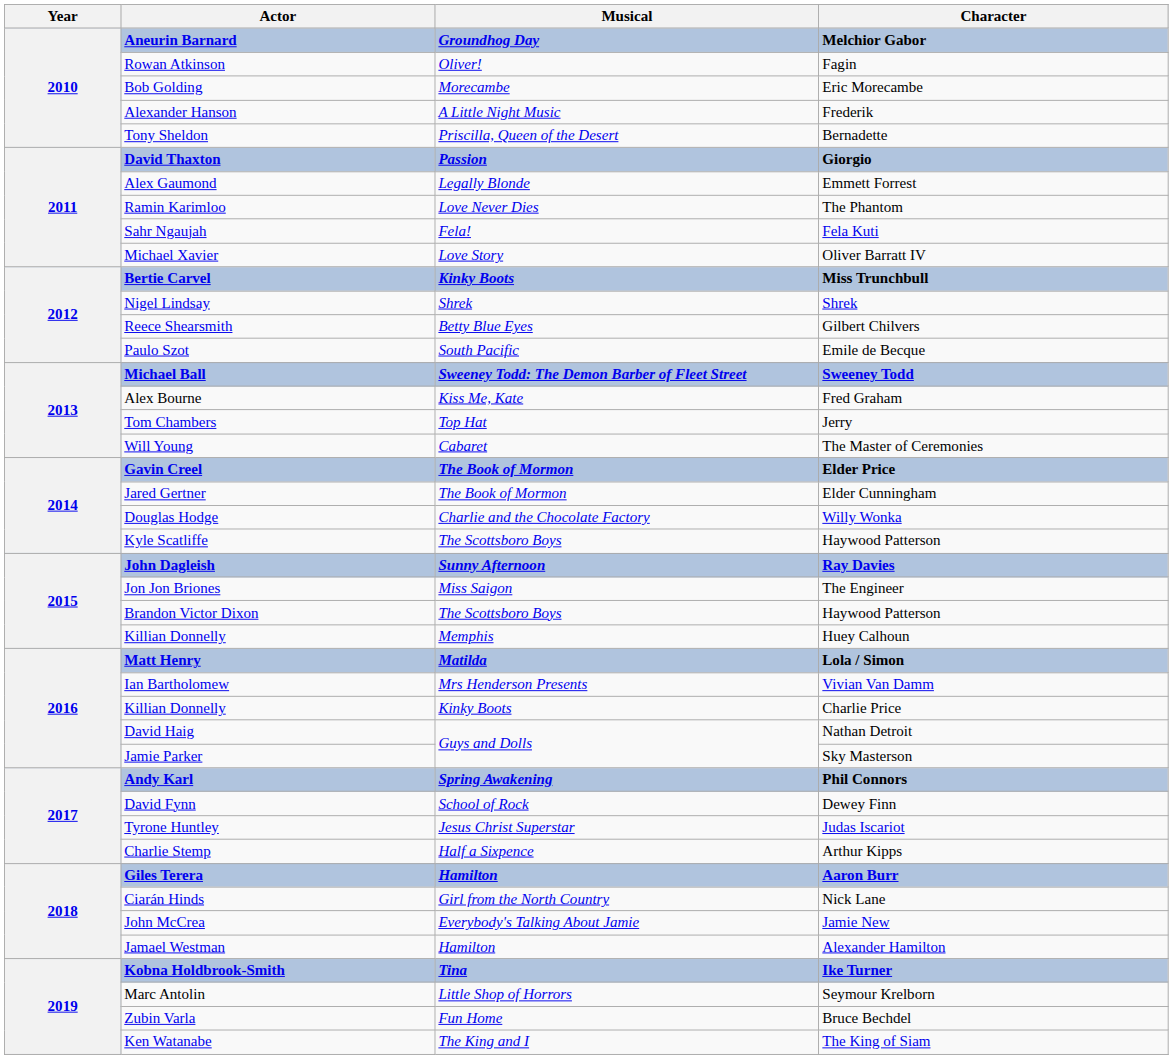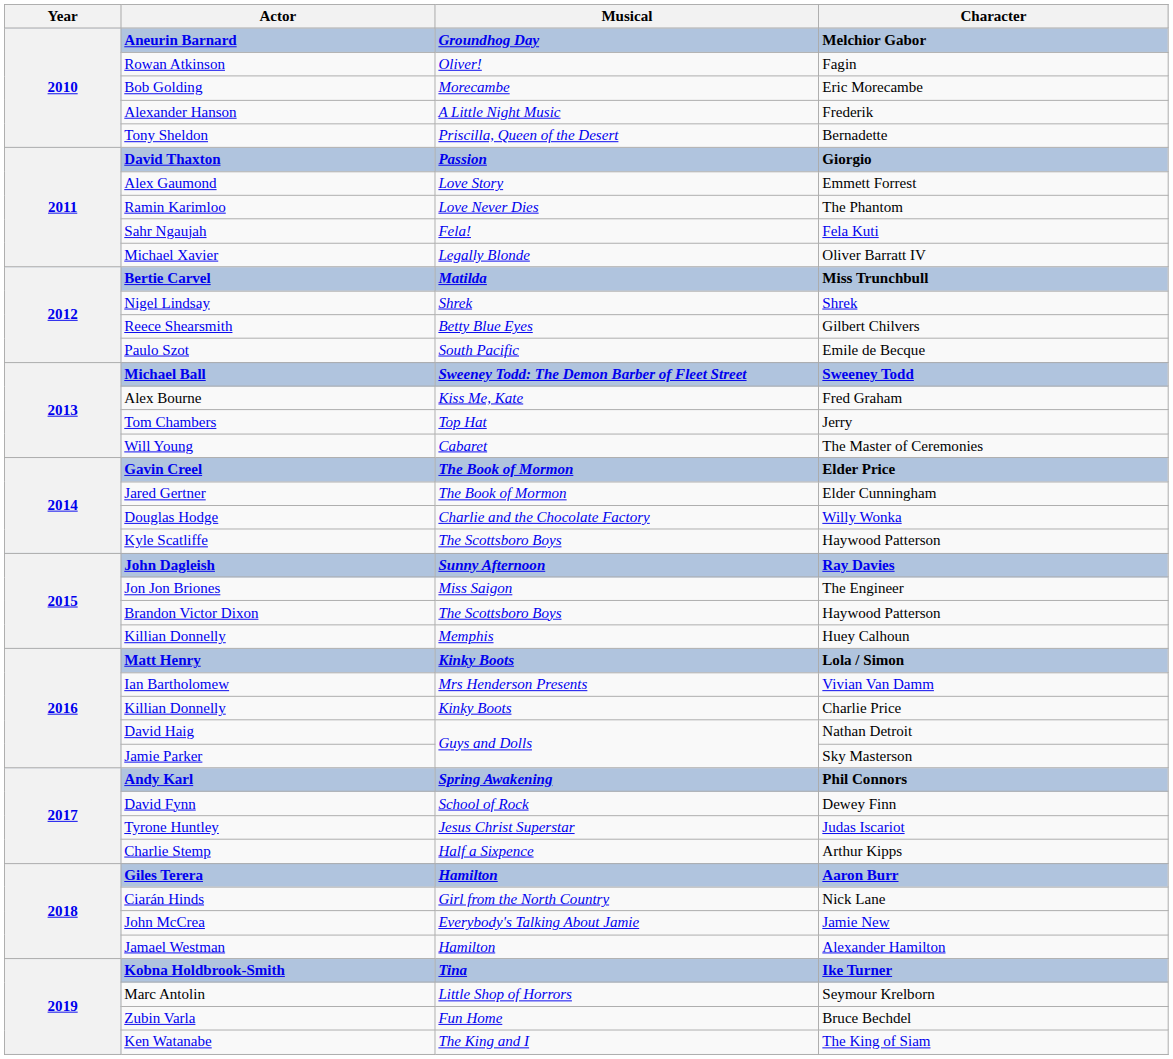(484, 183) Legally Blonde -> (471, 183) Love Story
(471, 254) Love Story -> (484, 254) Legally Blonde
(476, 278) Kinky Boots -> (463, 278) Matilda
(463, 660) Matilda -> (476, 660) Kinky Boots
